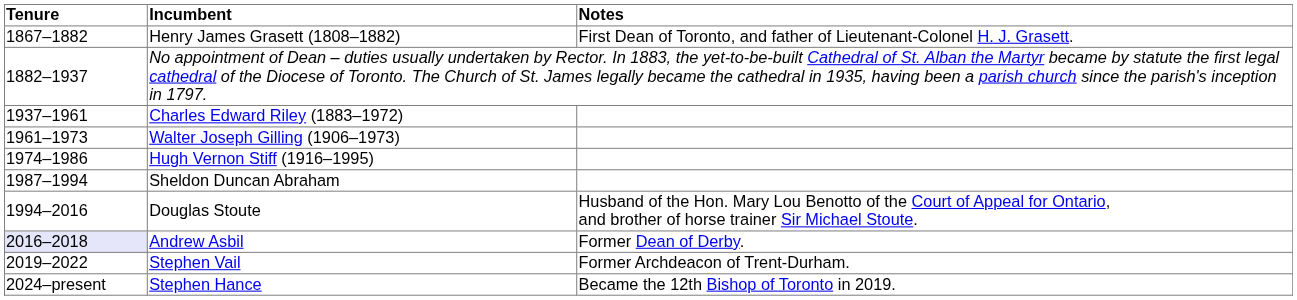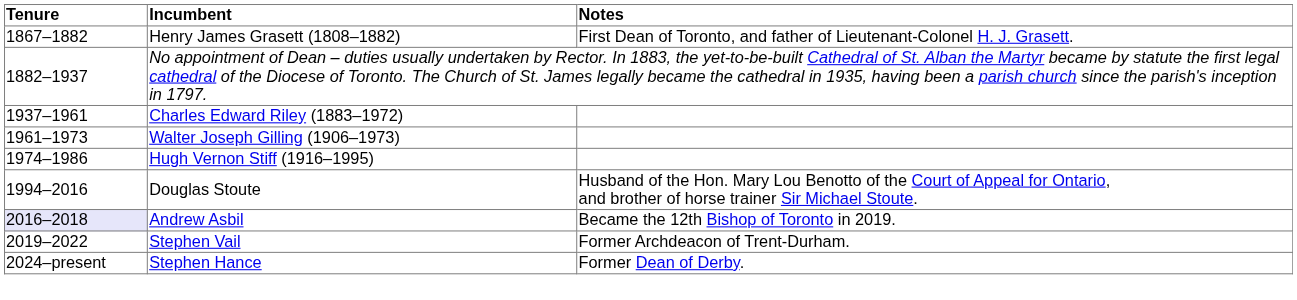- row: (244, 180)
(661, 241) Former Dean of Derby. -> (737, 220) Became the 12th Bishop of Toronto in 2019.
(737, 284) Became the 12th Bishop of Toronto in 2019. -> (661, 263) Former Dean of Derby.
